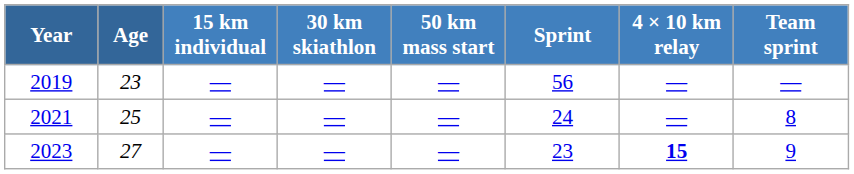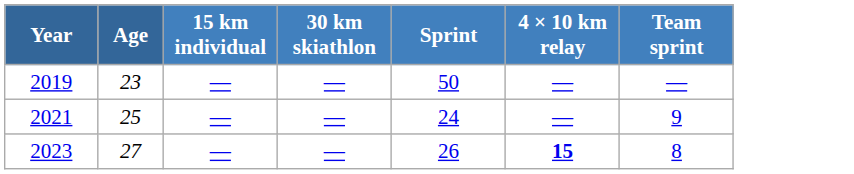- column: (448, 34)
(563, 81) 56 -> (448, 81) 50
(791, 116) 8 -> (677, 116) 9
(563, 151) 23 -> (448, 151) 26
(791, 151) 9 -> (677, 151) 8
